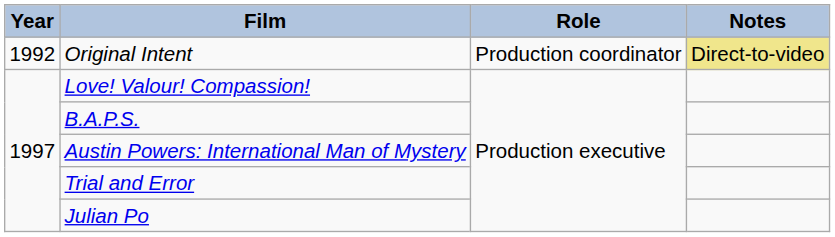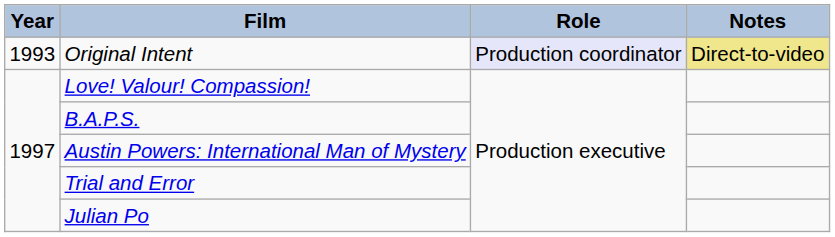(32, 54) 1992 -> (32, 54) 1993
(578, 54) no background -> (578, 54) lavender background
